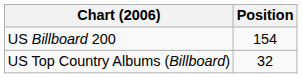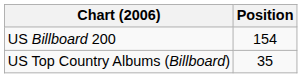(265, 61) 32 -> (265, 61) 35
